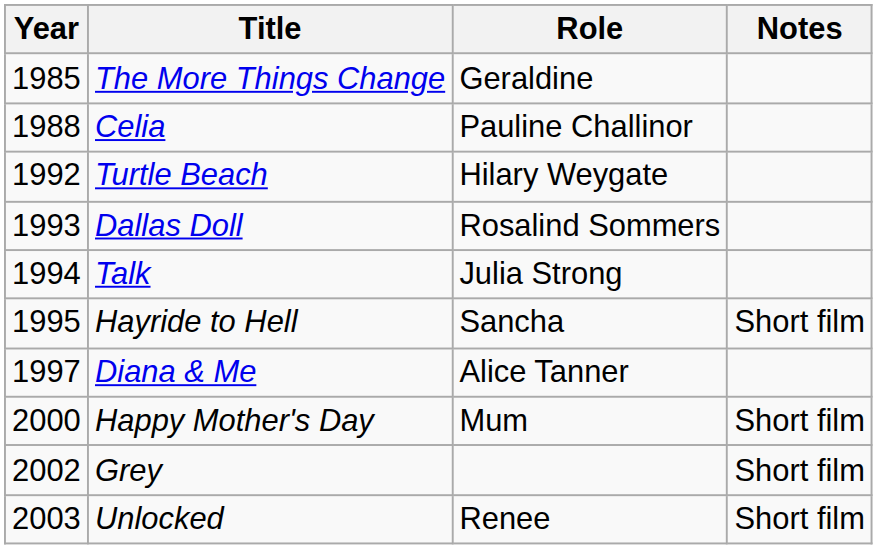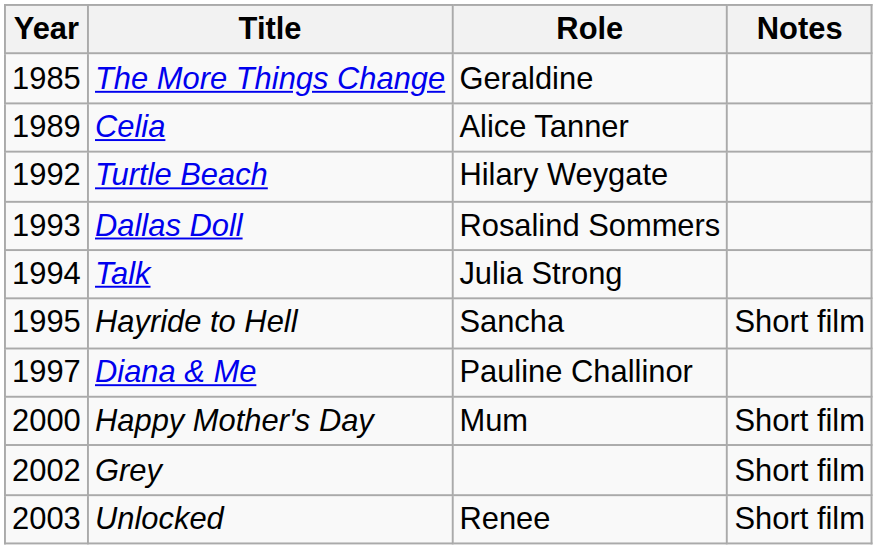(46, 126) 1988 -> (46, 126) 1989
(576, 126) Pauline Challinor -> (544, 126) Alice Tanner
(544, 371) Alice Tanner -> (576, 371) Pauline Challinor
